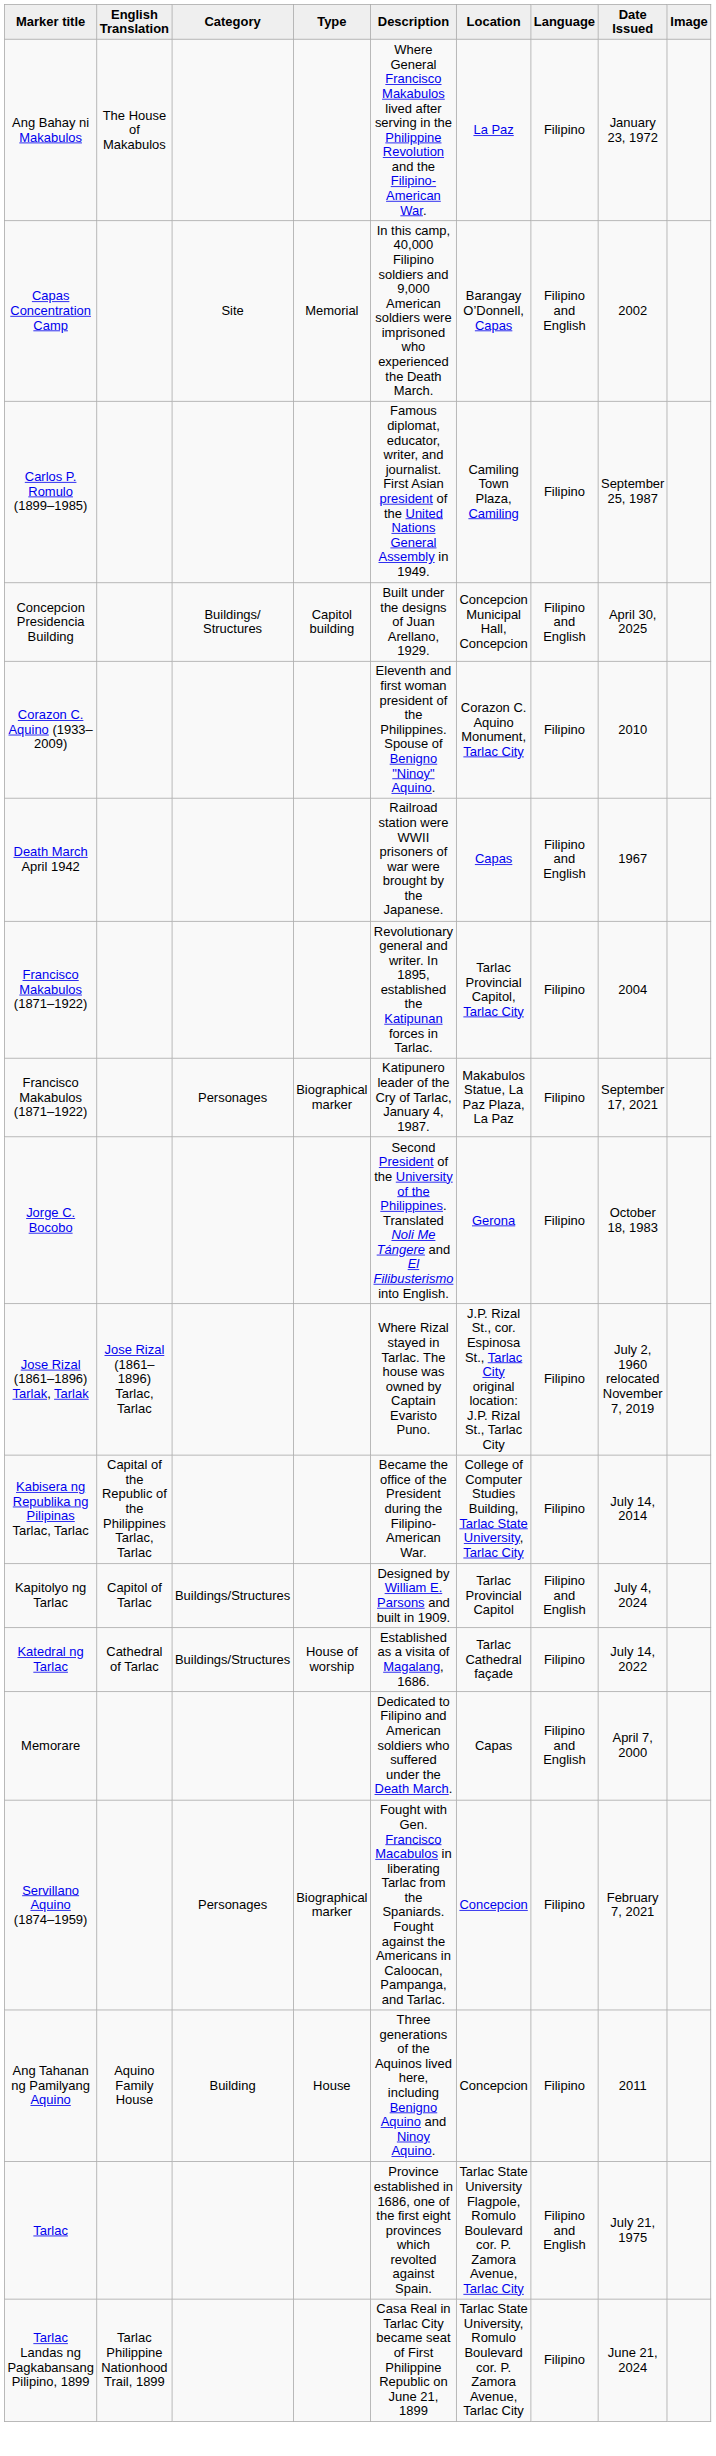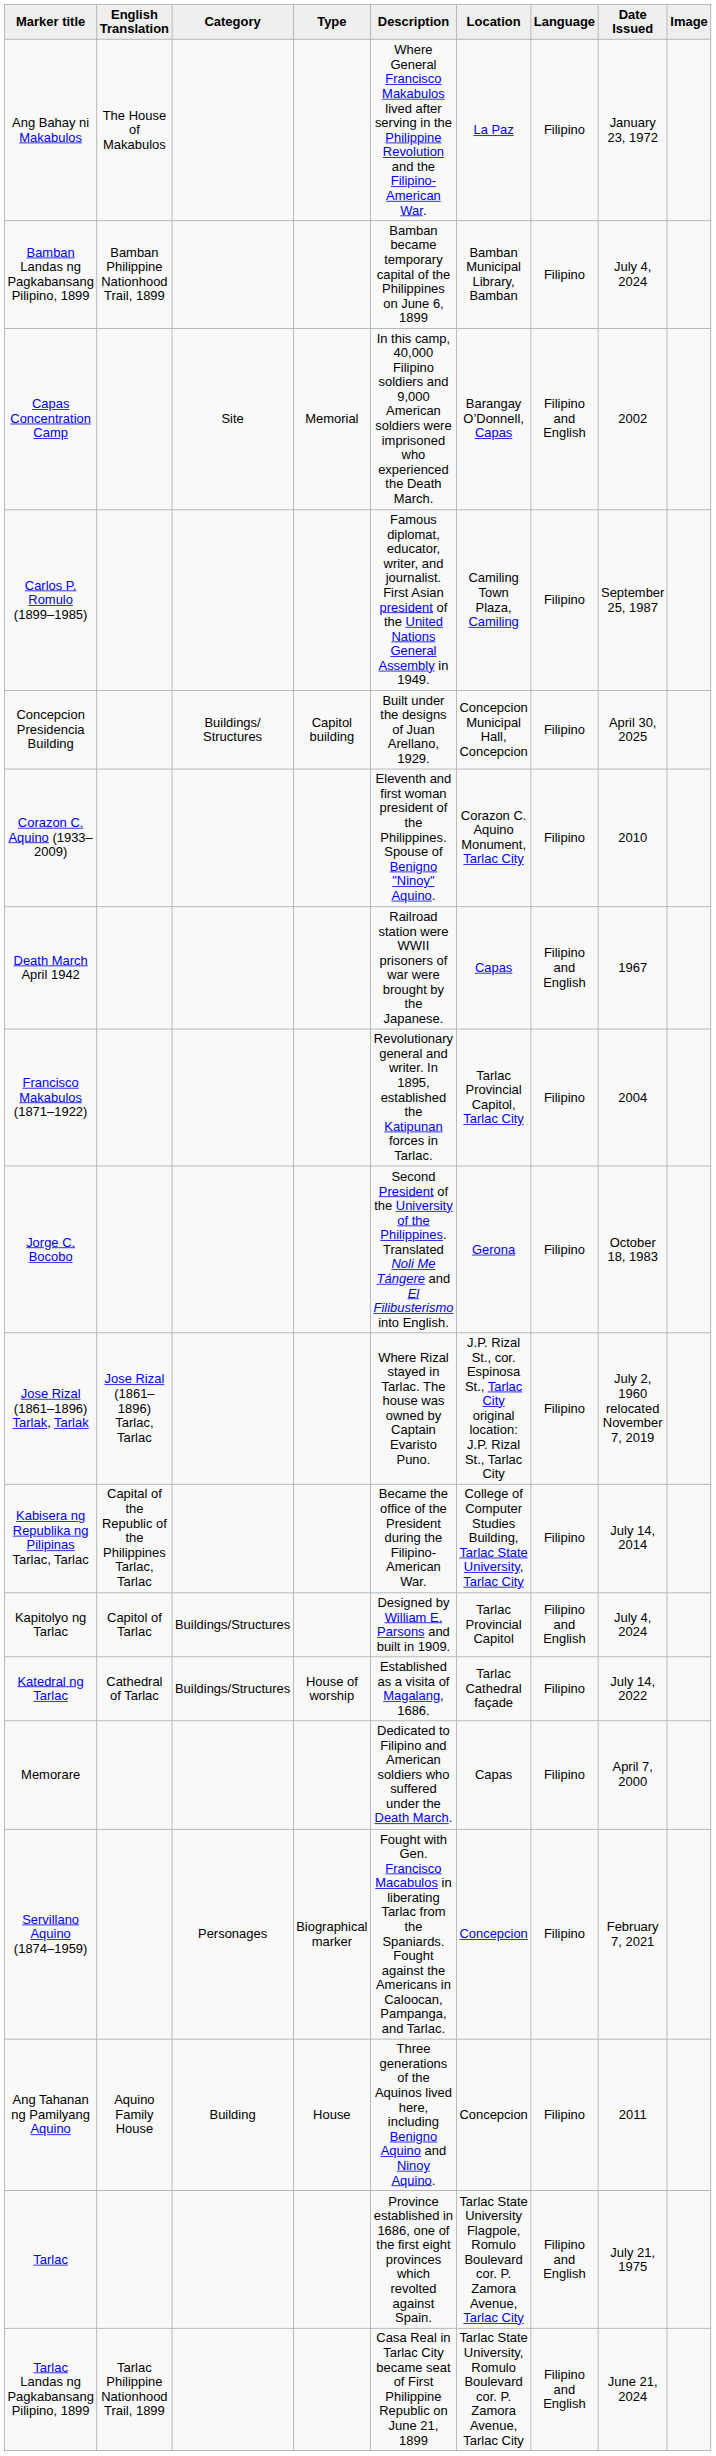+ row: (51, 274)
(564, 621) Filipino and English -> (564, 729) Filipino
- row: (51, 1097)
(564, 1745) Filipino and English -> (564, 1775) Filipino
(564, 2360) Filipino -> (564, 2389) Filipino and English
